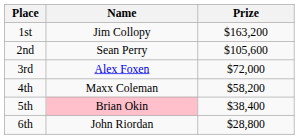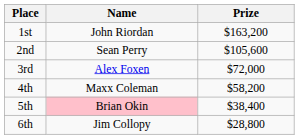(122, 32) Jim Collopy -> (122, 32) John Riordan
(122, 124) John Riordan -> (122, 124) Jim Collopy
